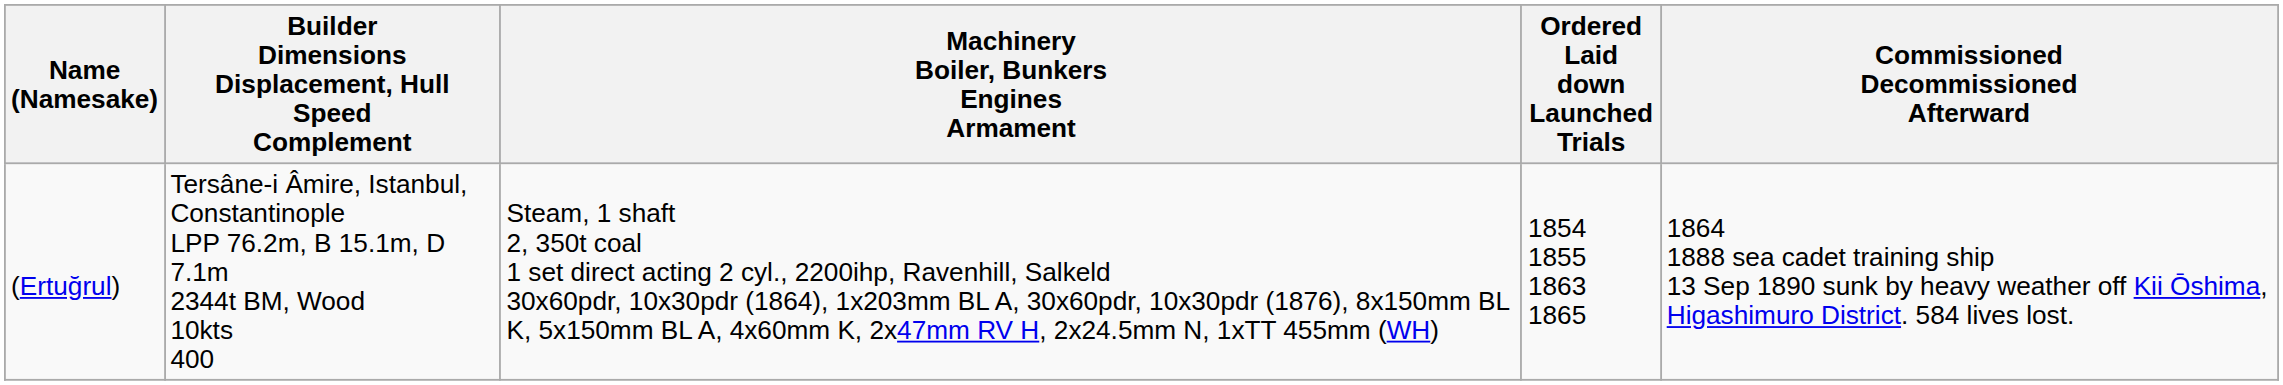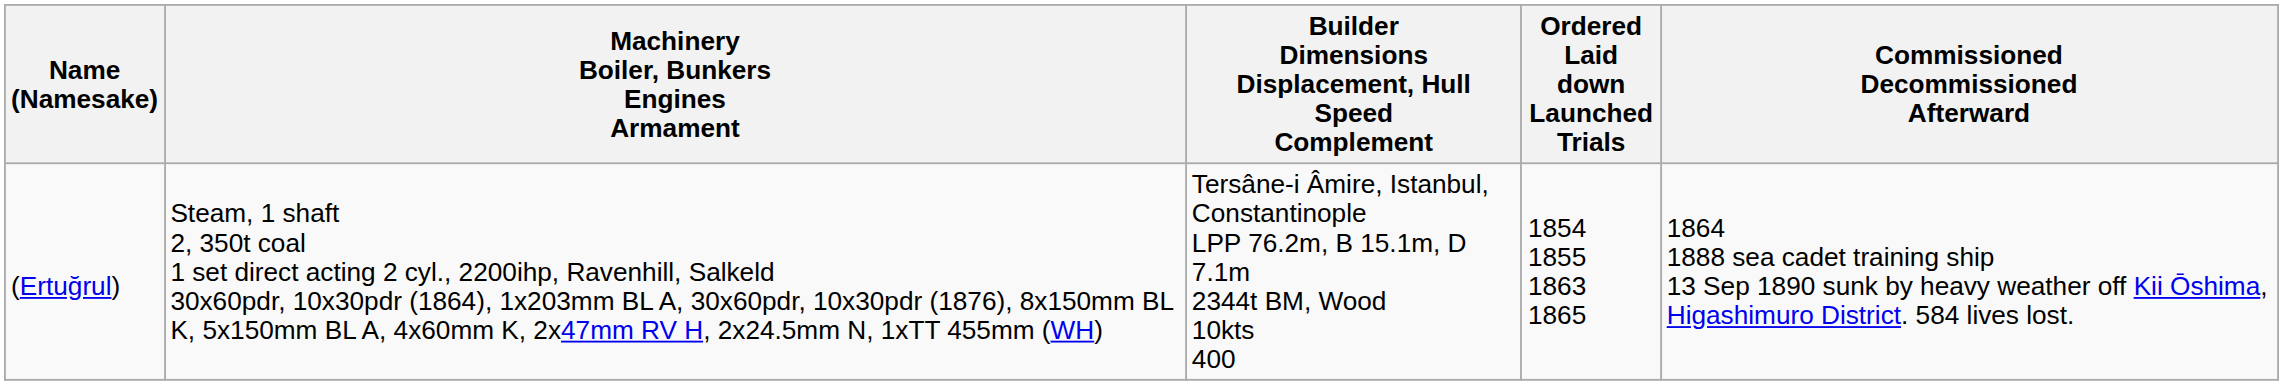columns swapped: (332, 84) <-> (1011, 84)
